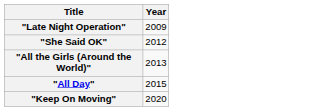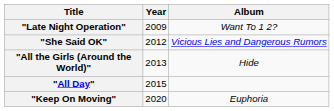+ column: (249, 12)
